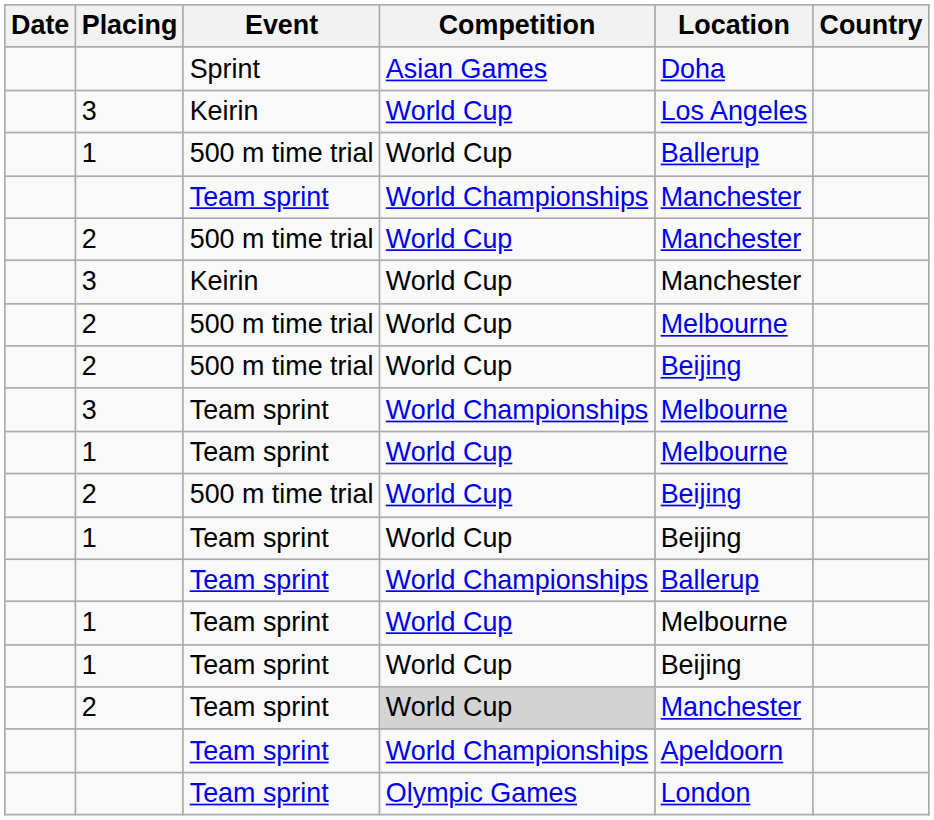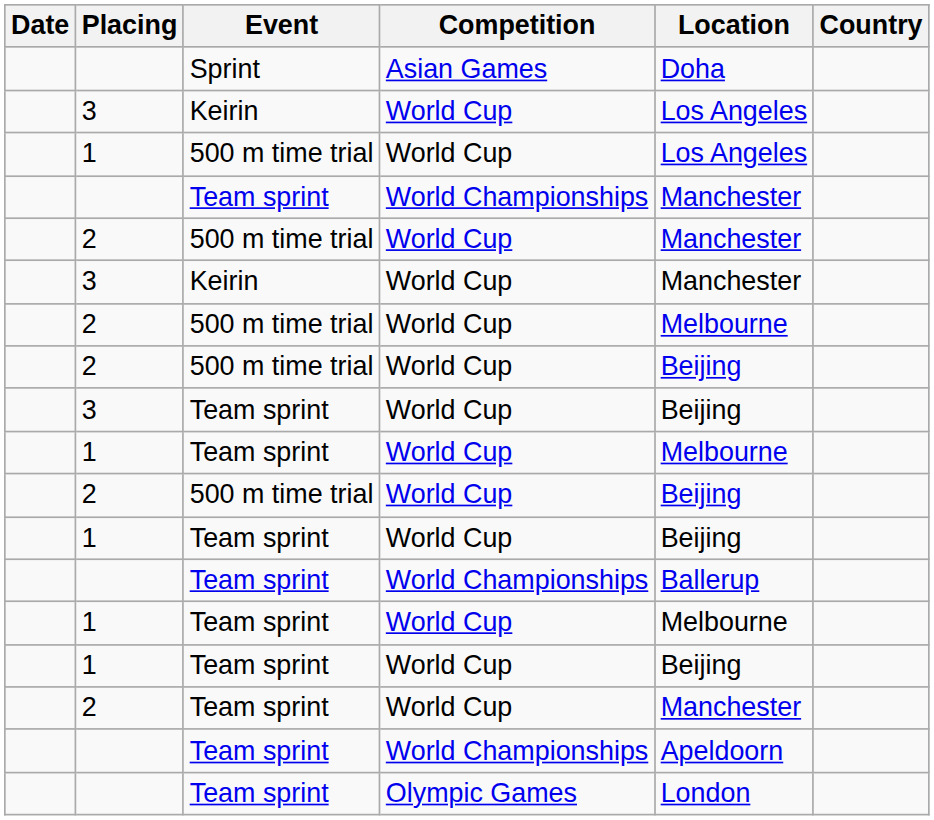(710, 153) Ballerup -> (734, 153) Los Angeles
(517, 409) World Championships -> (449, 409) World Cup
(724, 409) Melbourne -> (701, 409) Beijing
(449, 707) lightgrey background -> (449, 707) no background
